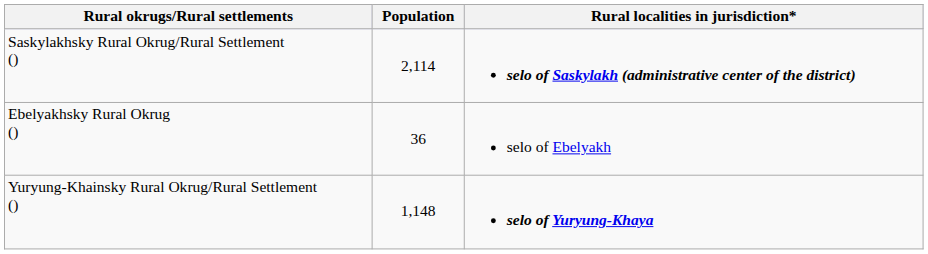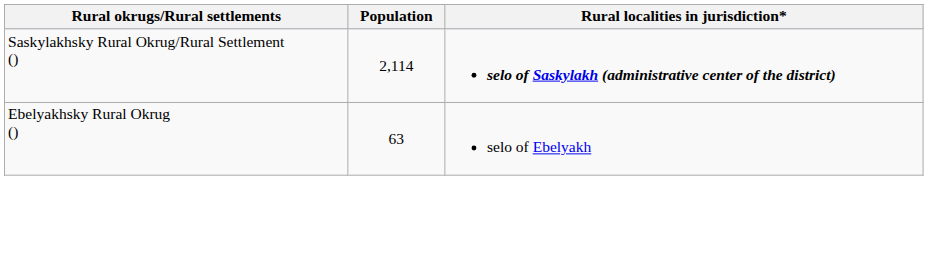(418, 138) 36 -> (396, 138) 63
- row: (163, 196)
